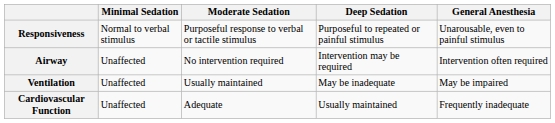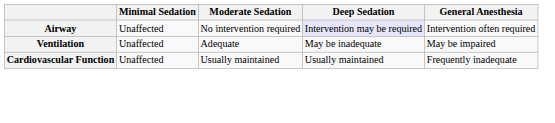- row: (51, 34)
(359, 61) no background -> (363, 28) lavender background
(223, 83) Usually maintained -> (220, 44) Adequate
(203, 104) Adequate -> (240, 60) Usually maintained
